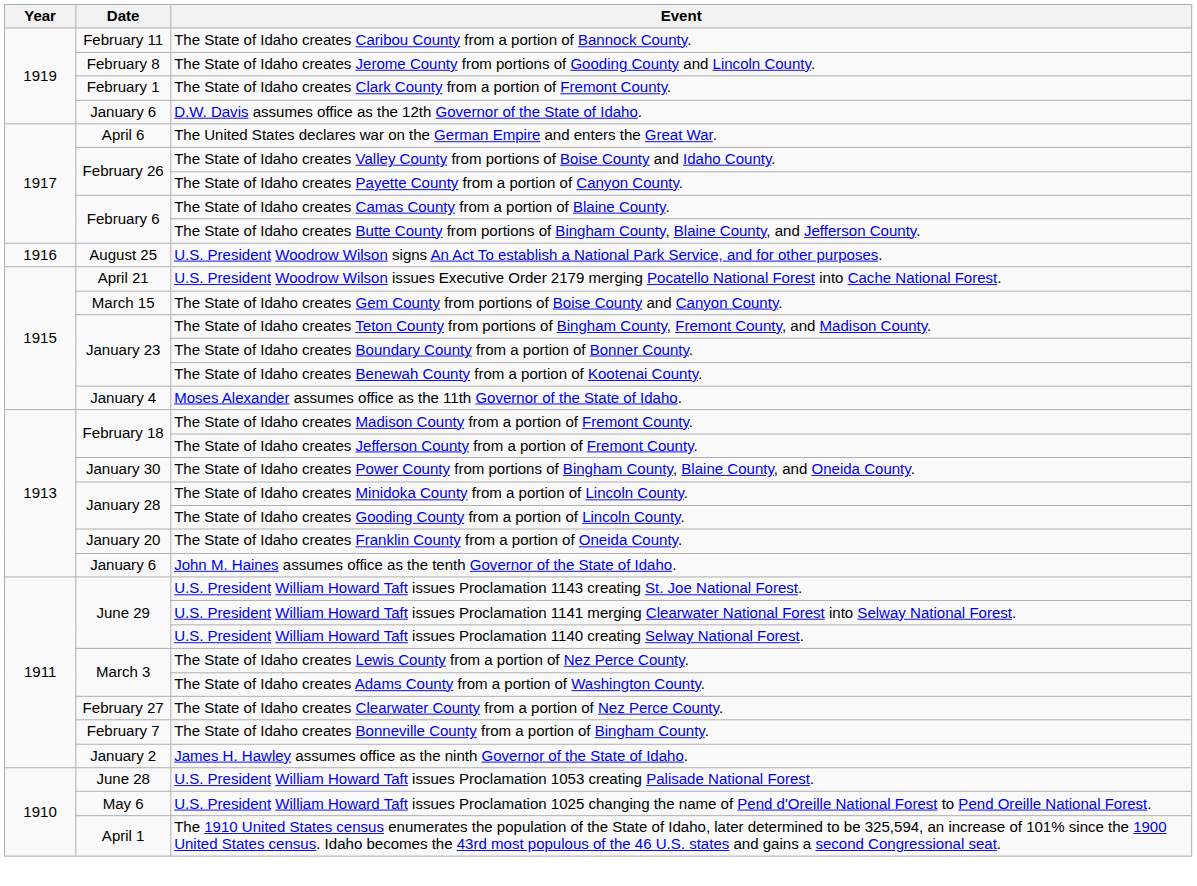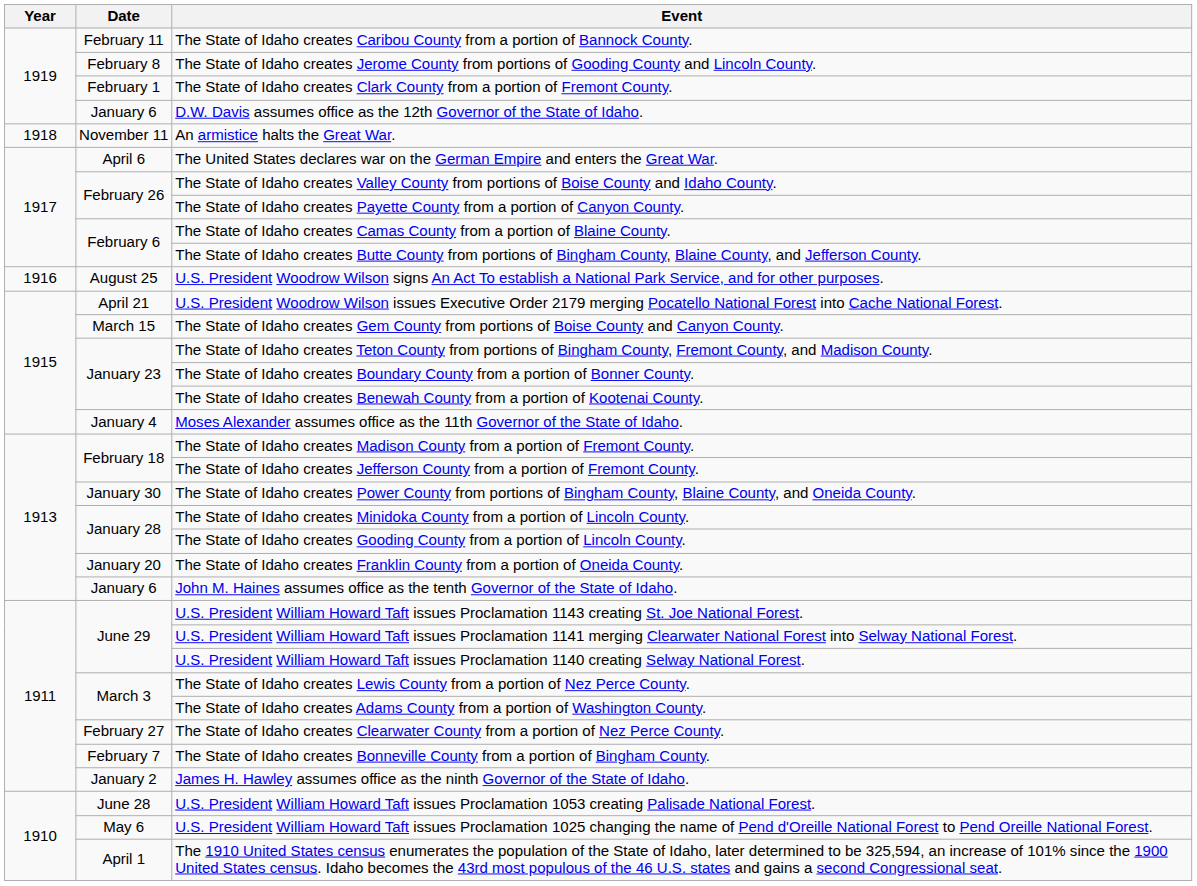+ row: (285, 135)
